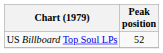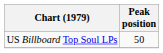(139, 39) 52 -> (139, 39) 50
